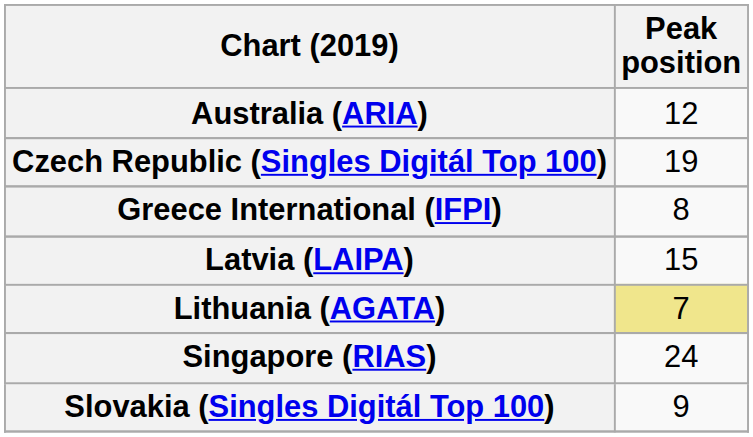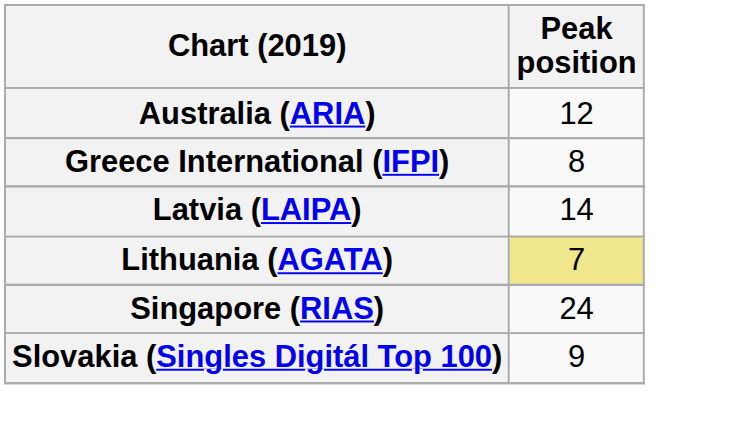- row: (309, 161)
(681, 259) 15 -> (577, 210) 14
